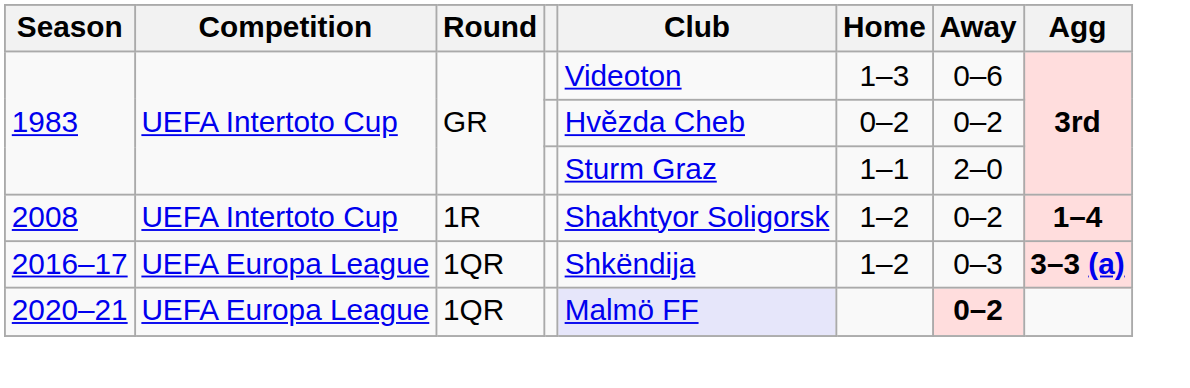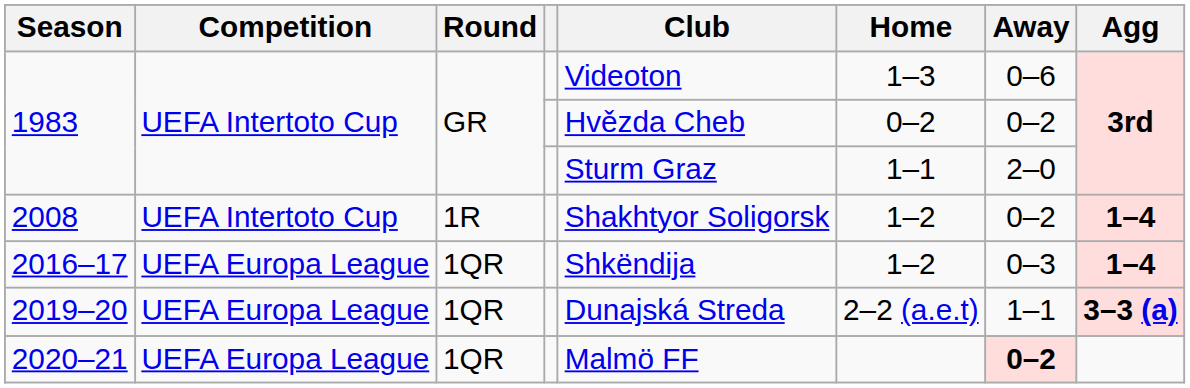(1078, 264) 3–3 (a) -> (1131, 264) 1–4
+ row: (70, 311)
(632, 311) lavender background -> (632, 358) no background
